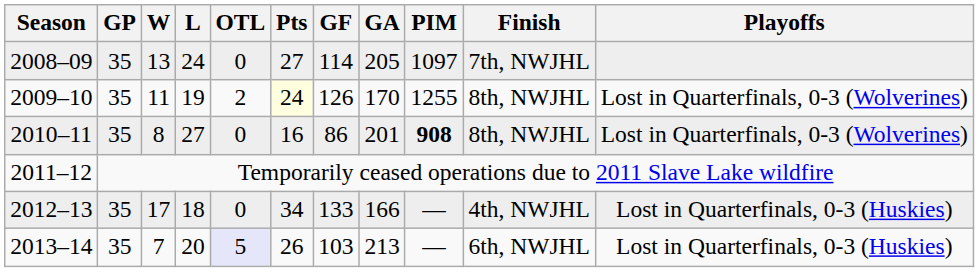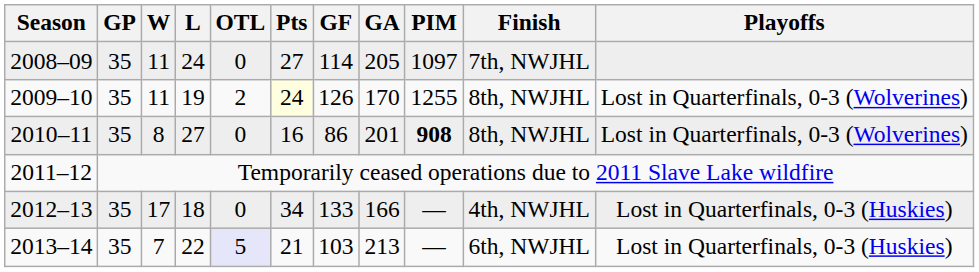(159, 60) 13 -> (159, 60) 11
(193, 246) 20 -> (193, 246) 22
(292, 246) 26 -> (292, 246) 21
